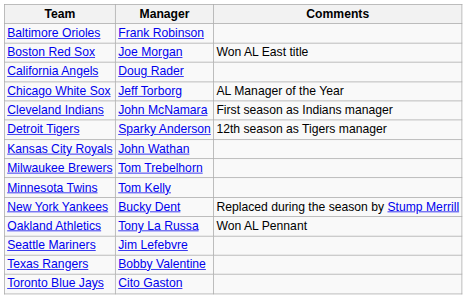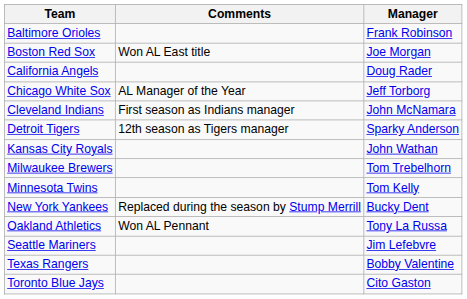columns swapped: (165, 14) <-> (338, 14)
